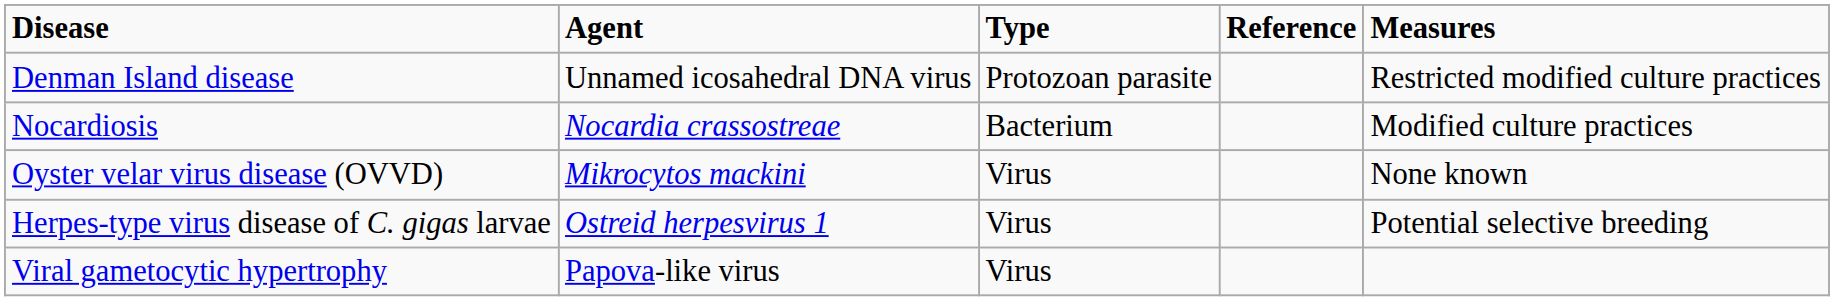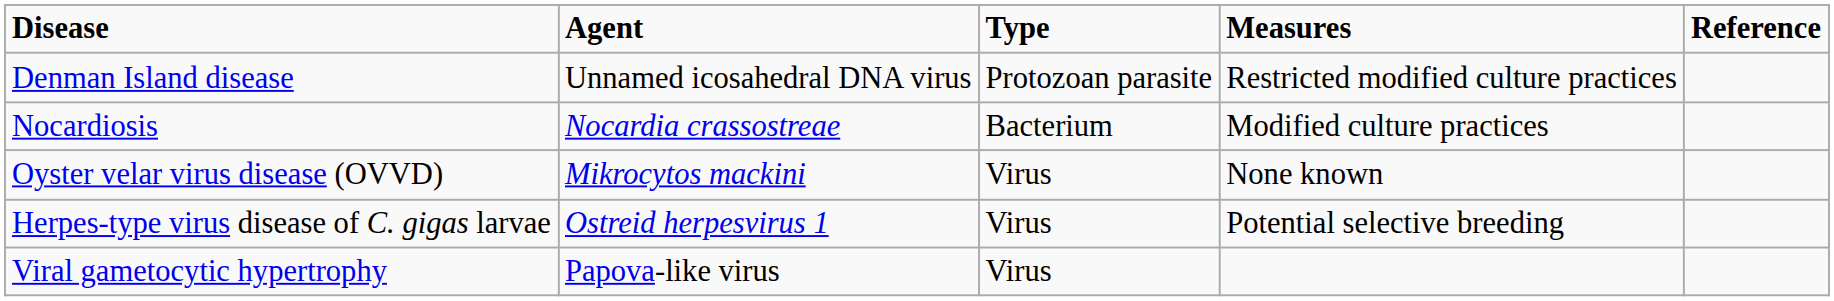columns swapped: (1433, 28) <-> (1291, 28)
